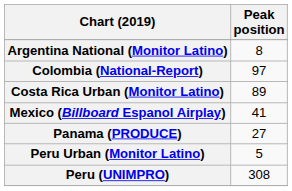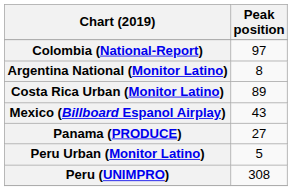rows swapped: (117, 50) <-> (117, 71)
(259, 112) 41 -> (259, 112) 43
